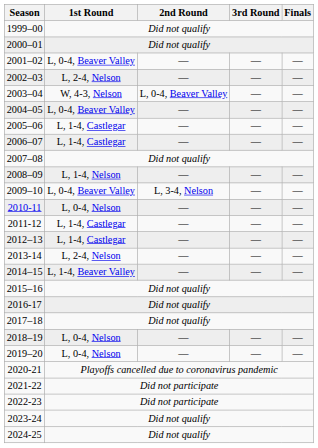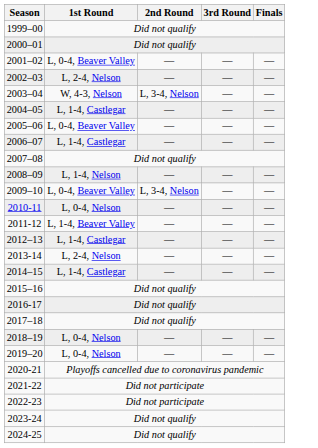(183, 93) L, 0-4, Beaver Valley -> (169, 93) L, 3-4, Nelson
(91, 110) L, 0-4, Beaver Valley -> (91, 110) L, 1-4, Castlegar
(91, 126) L, 1-4, Castlegar -> (91, 126) L, 0-4, Beaver Valley
(91, 223) L, 1-4, Castlegar -> (91, 223) L, 1-4, Beaver Valley
(91, 272) L, 1-4, Beaver Valley -> (91, 272) L, 1-4, Castlegar
